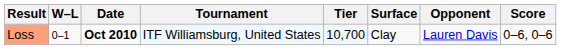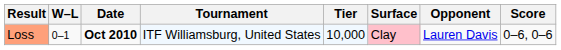(346, 34) 10,700 -> (346, 34) 10,000
(383, 34) no background -> (383, 34) pink background
